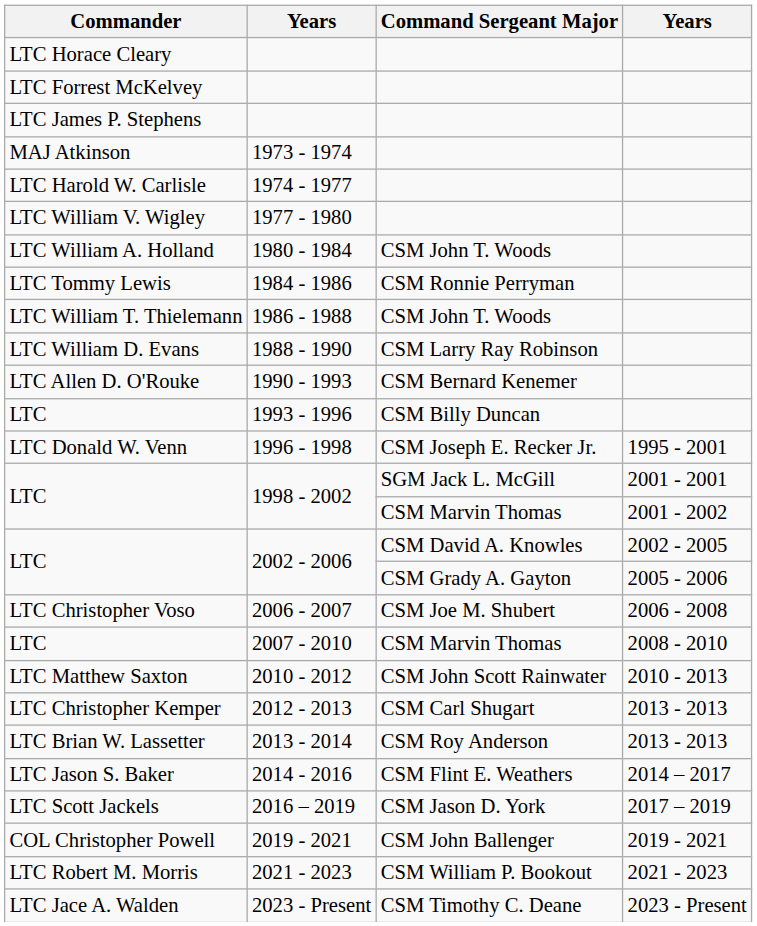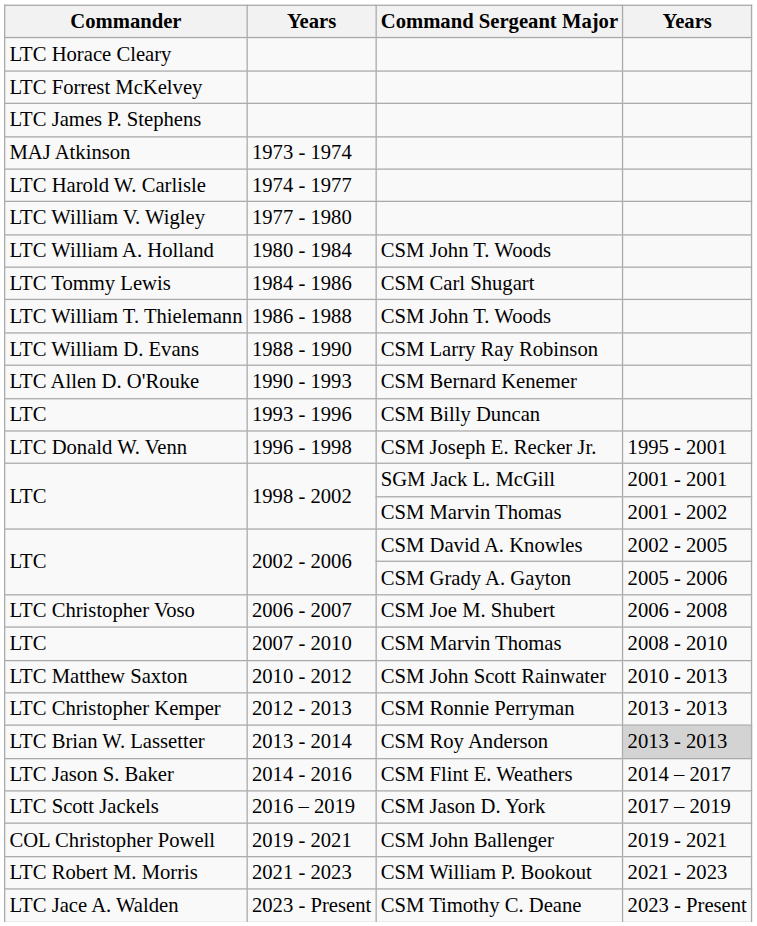(478, 283) CSM Ronnie Perryman -> (458, 283) CSM Carl Shugart
(458, 708) CSM Carl Shugart -> (478, 708) CSM Ronnie Perryman
(677, 741) no background -> (677, 741) lightgrey background
